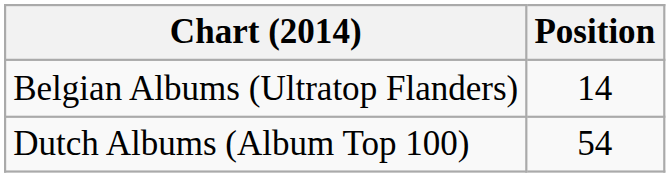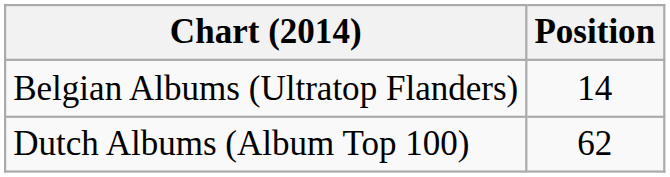(595, 143) 54 -> (595, 143) 62
